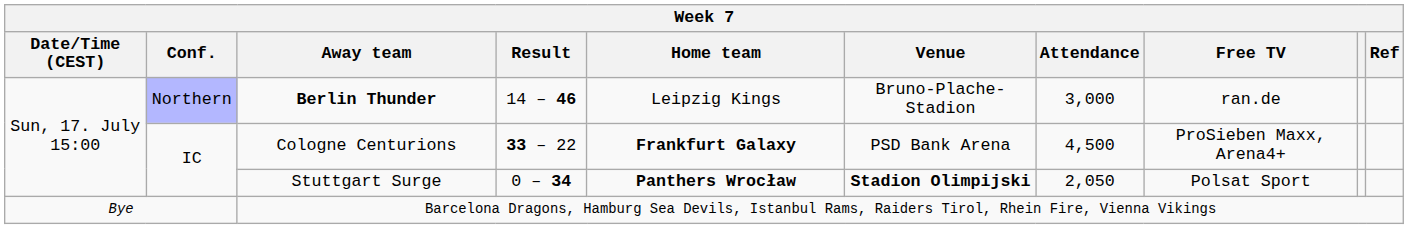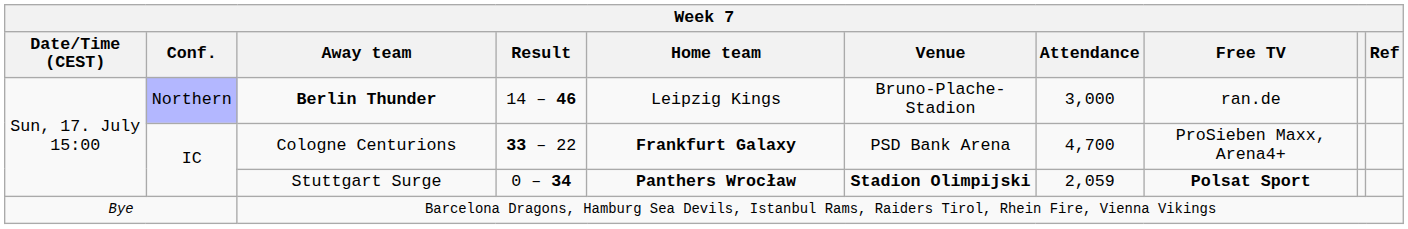(1090, 146) 4,500 -> (1090, 146) 4,700
(1090, 183) 2,050 -> (1090, 183) 2,059
(1251, 183) normal -> (1251, 183) bold
